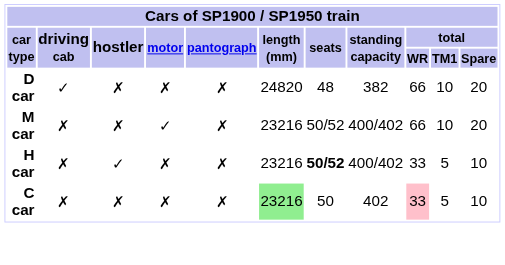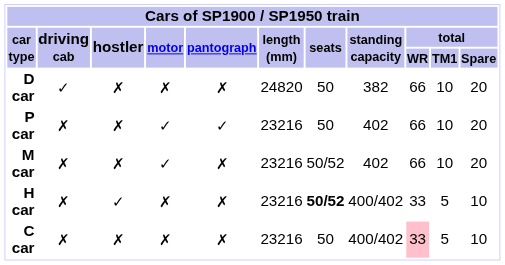(325, 87) 48 -> (325, 87) 50
+ row: (23, 125)
(376, 125) 400/402 -> (376, 163) 402
(282, 201) lightgreen background -> (282, 239) no background
(376, 201) 402 -> (376, 239) 400/402
